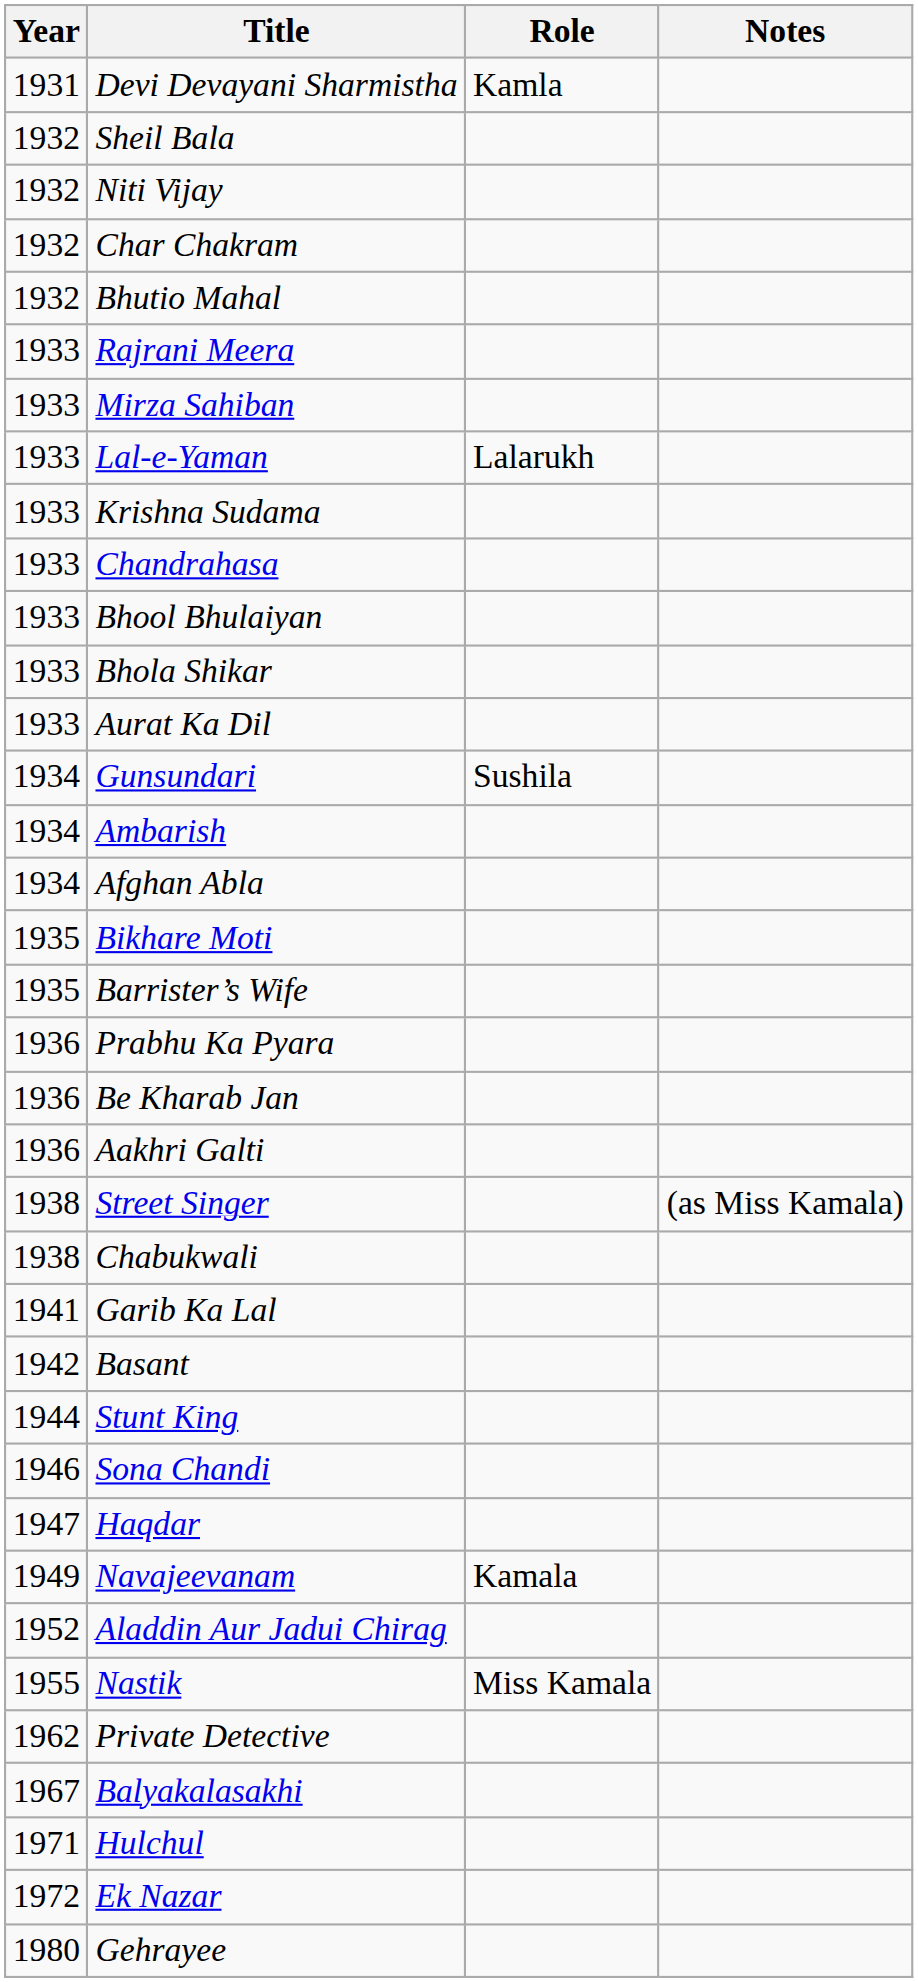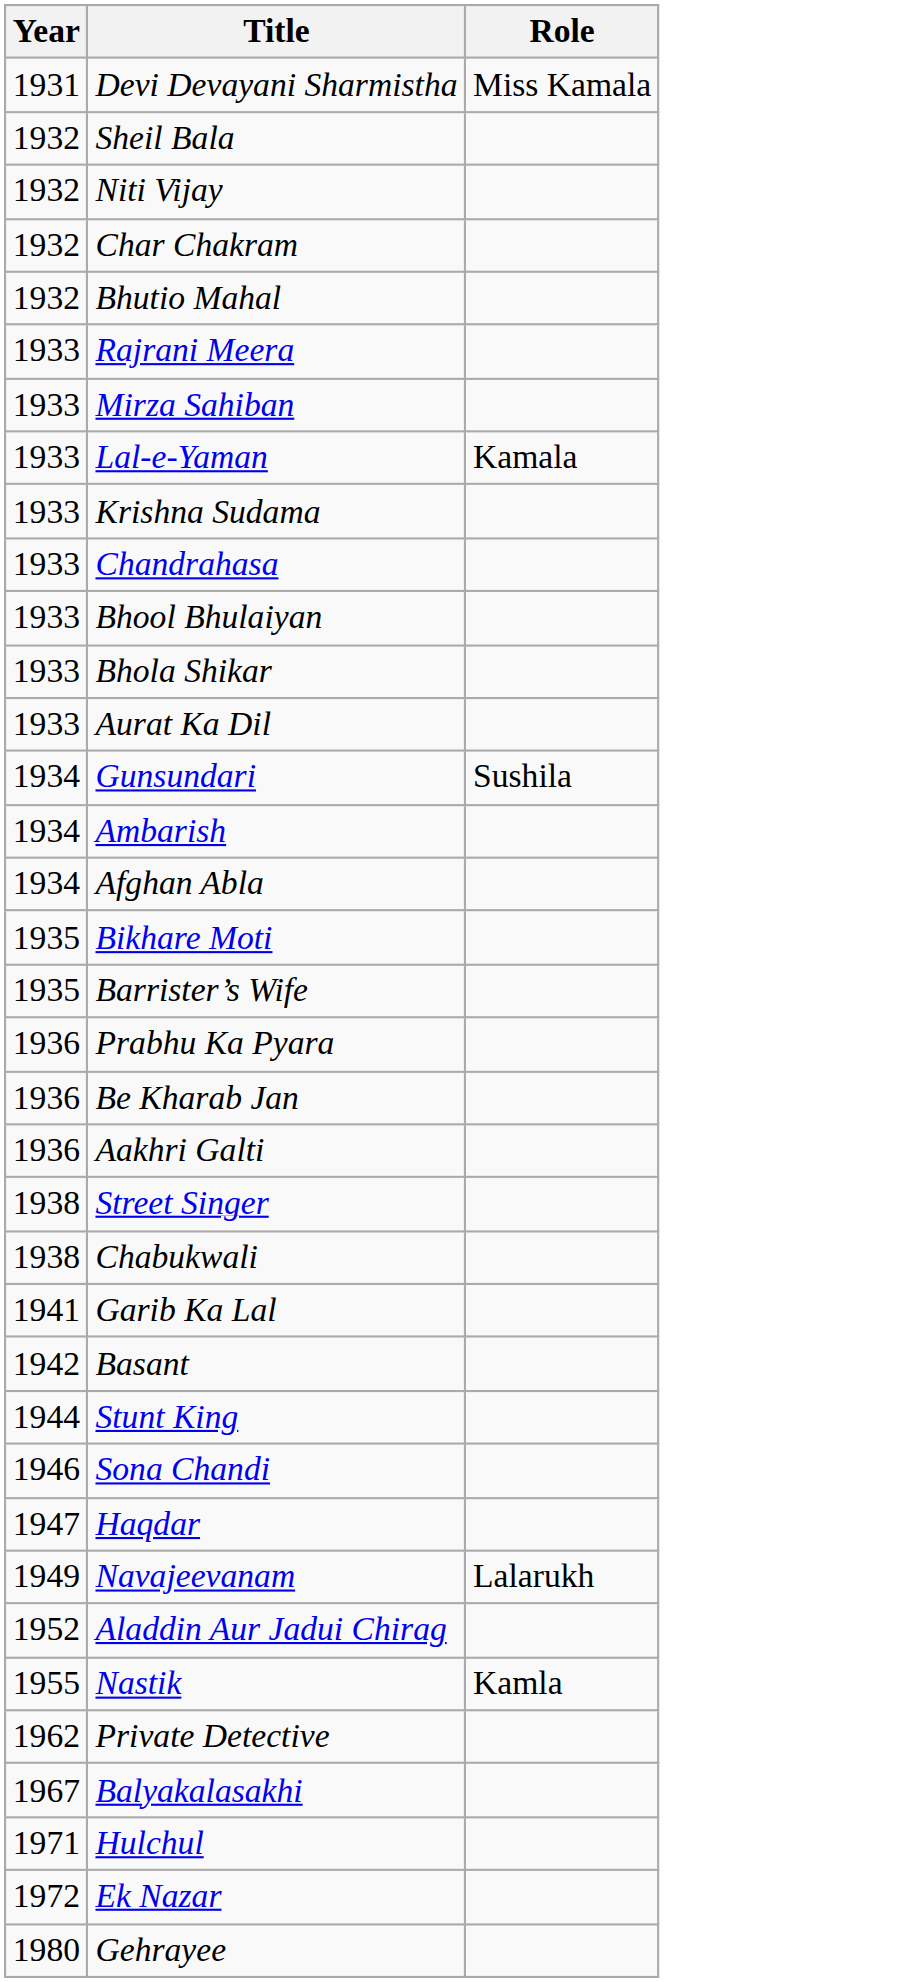- column: (785, 31)
(518, 84) Kamla -> (562, 84) Miss Kamala
(534, 457) Lalarukh -> (525, 457) Kamala
(525, 1576) Kamala -> (534, 1576) Lalarukh
(562, 1683) Miss Kamala -> (518, 1683) Kamla
